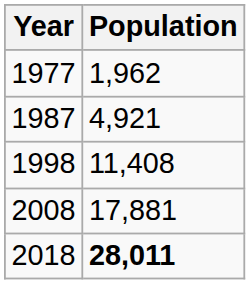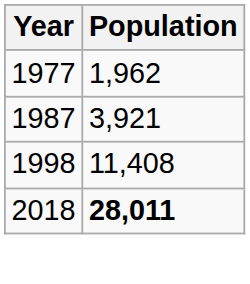(125, 118) 4,921 -> (125, 118) 3,921
- row: (44, 210)
